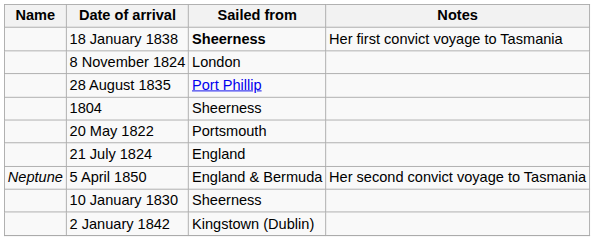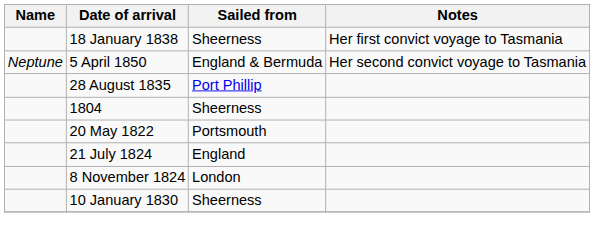(229, 39) bold -> (227, 39) normal
rows swapped: (108, 177) <-> (127, 62)
- row: (120, 223)
